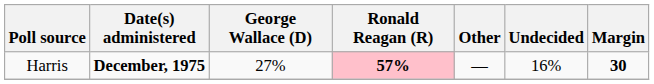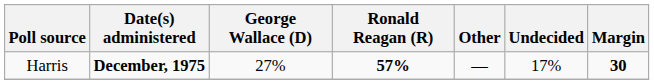(393, 65) pink background -> (393, 65) no background
(546, 65) 16% -> (546, 65) 17%
